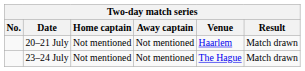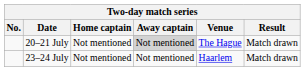(165, 43) no background -> (165, 43) lightgrey background
(215, 43) Haarlem -> (220, 43) The Hague
(220, 58) The Hague -> (215, 58) Haarlem
